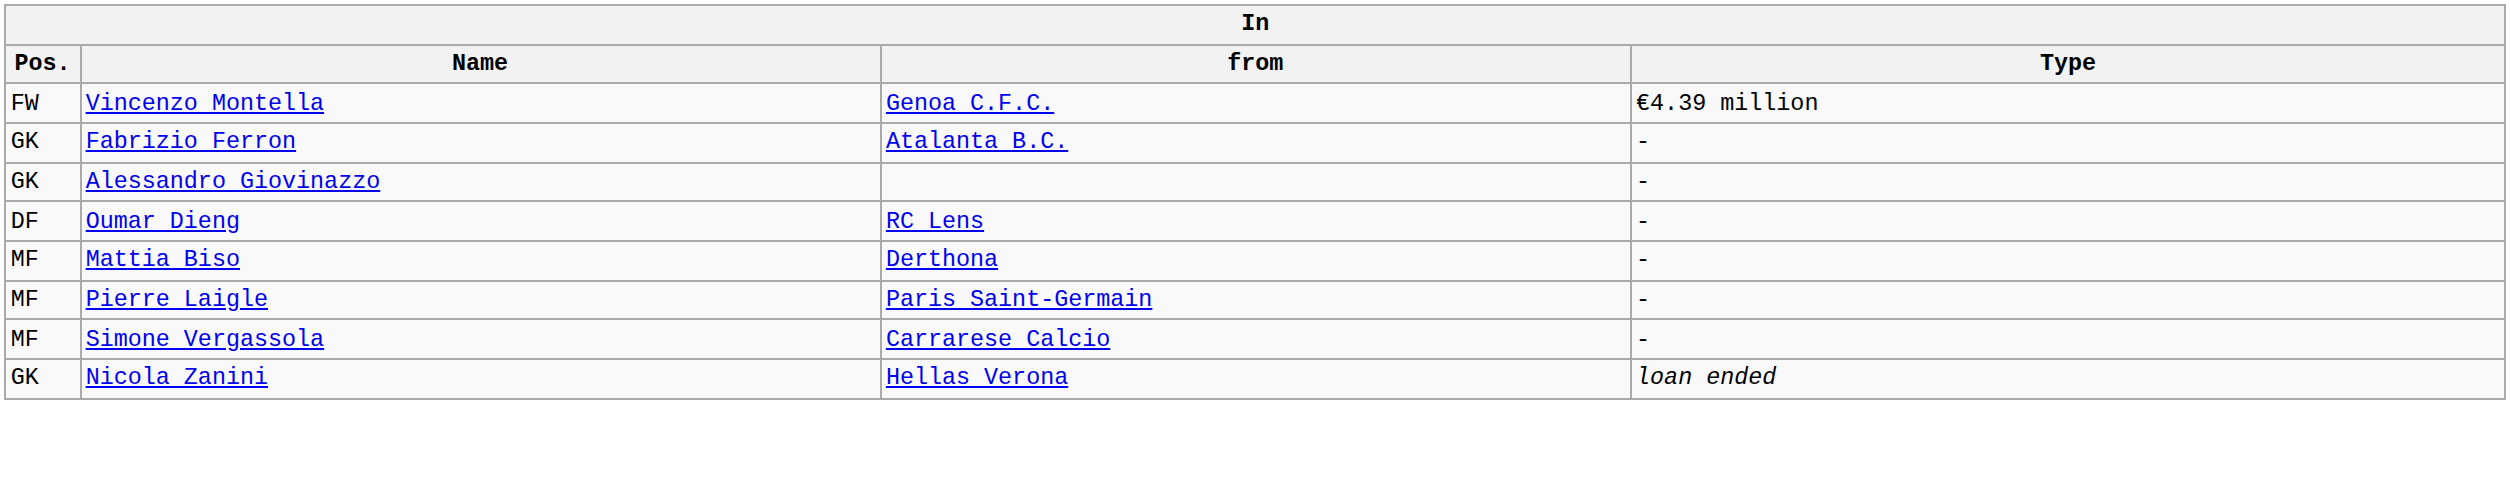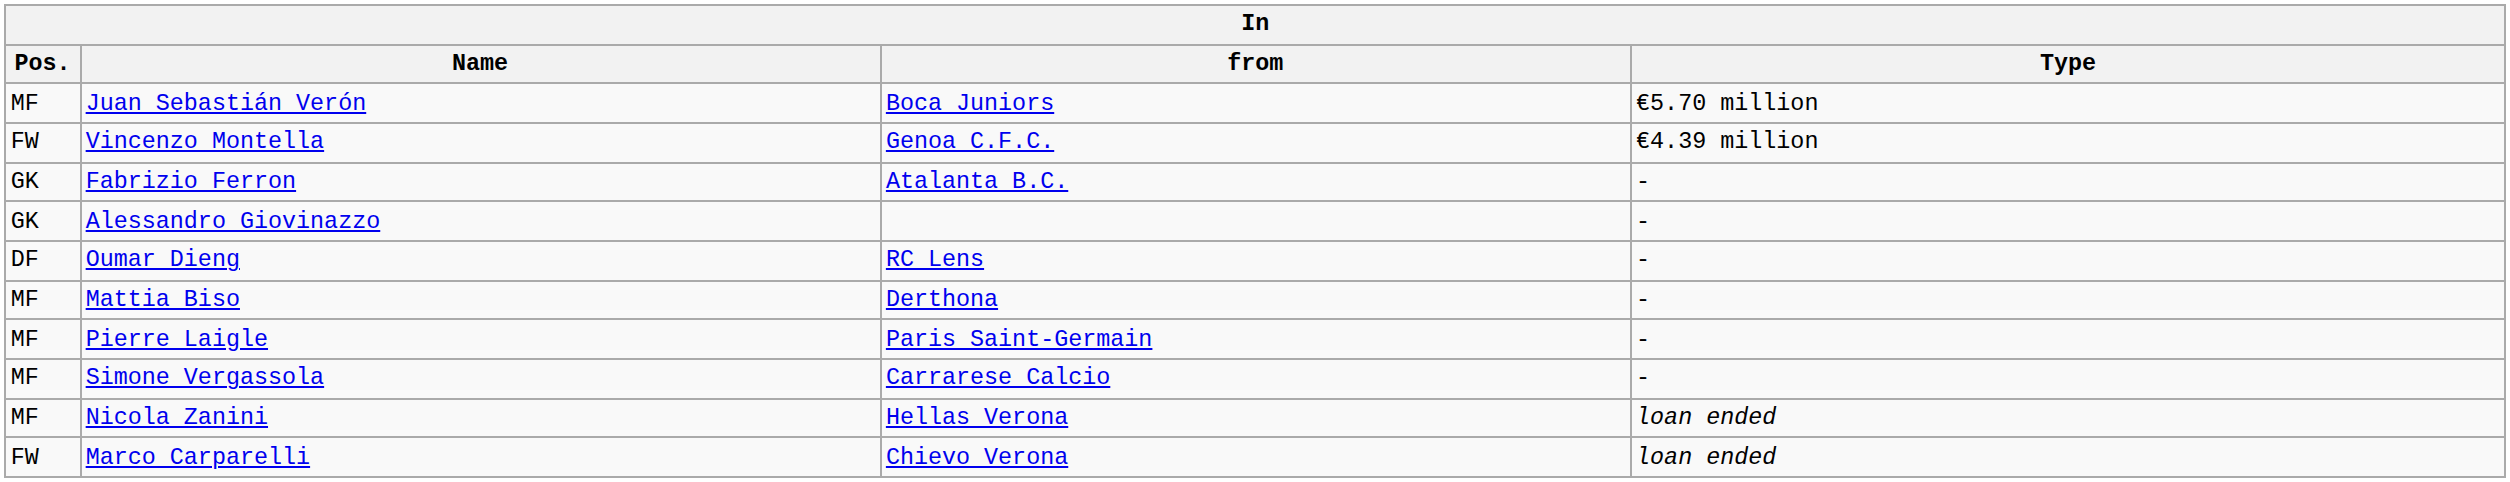+ row: (226, 103)
(25, 378) GK -> (25, 417) MF
+ row: (198, 457)
